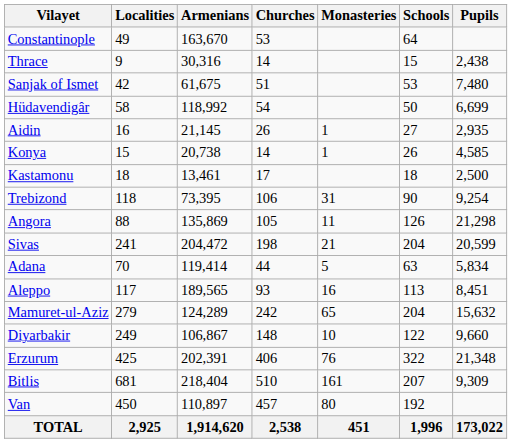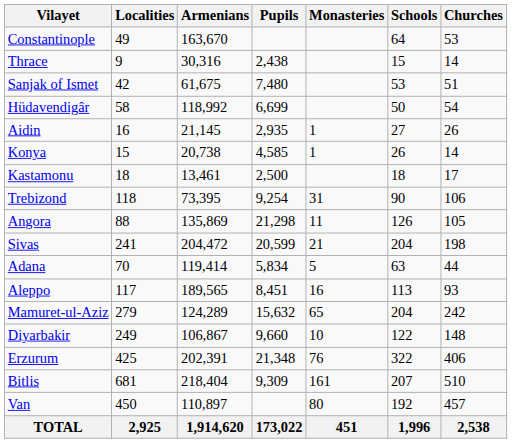columns swapped: (285, 15) <-> (479, 15)
